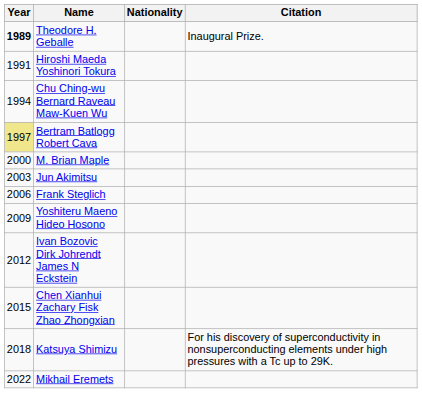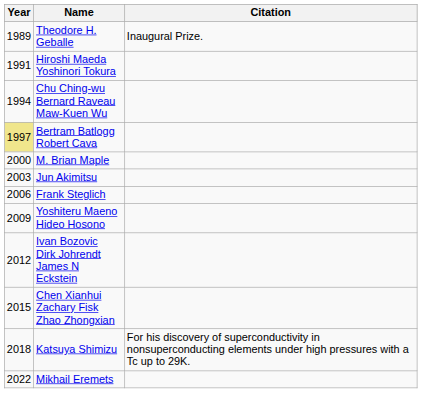- column: (155, 13)
(19, 36) bold -> (19, 36) normal
